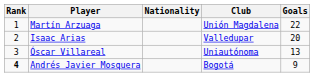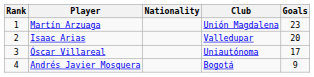(295, 25) 22 -> (295, 25) 23
(295, 52) 13 -> (295, 52) 17
(16, 65) bold -> (16, 65) normal
